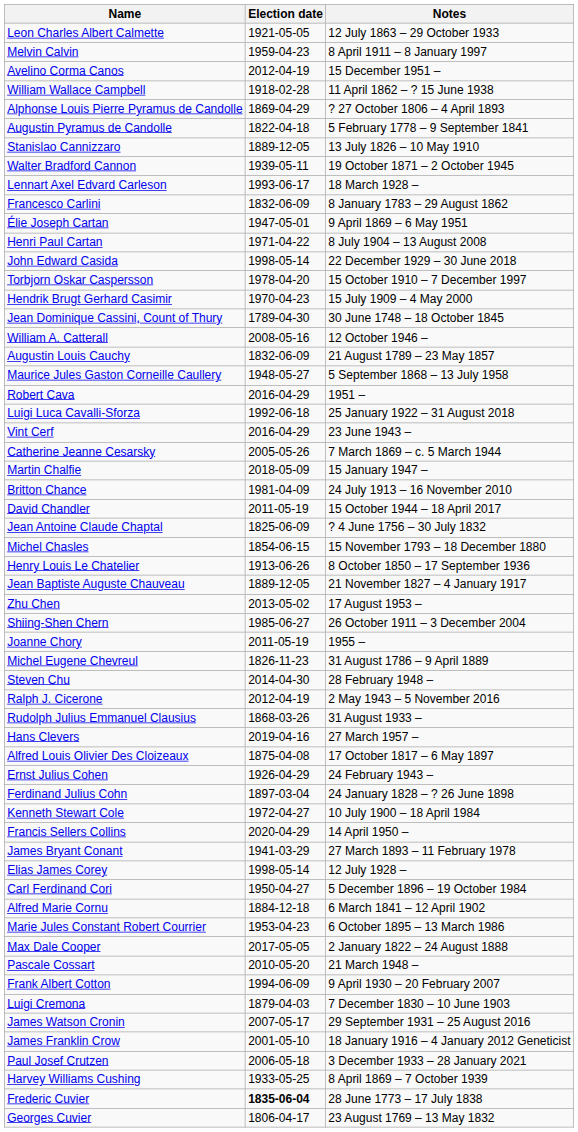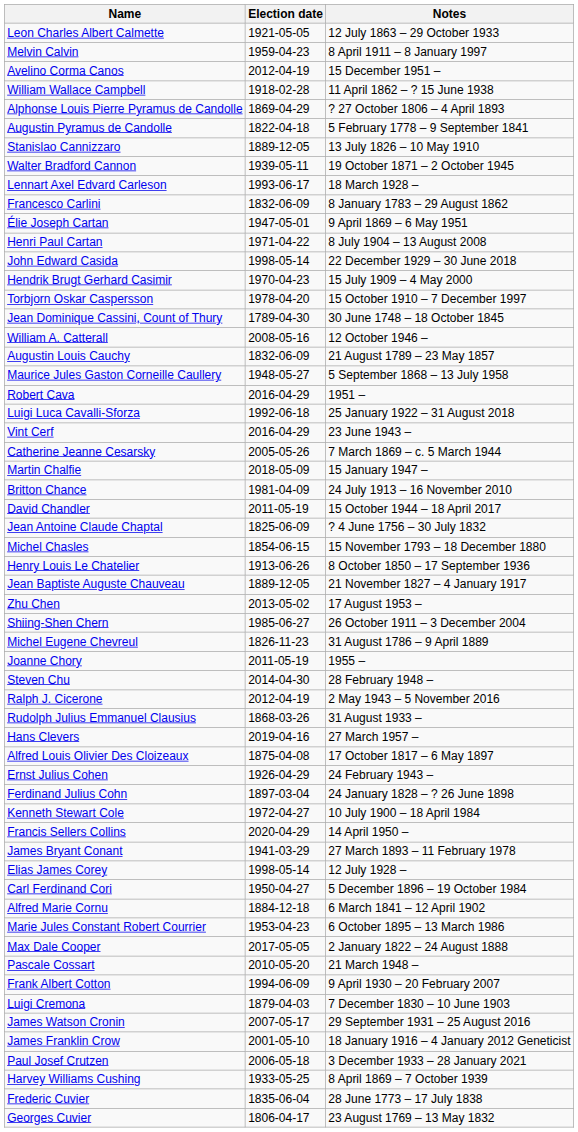rows swapped: (90, 299) <-> (80, 280)
rows swapped: (73, 661) <-> (44, 642)
(279, 1098) bold -> (279, 1098) normal
